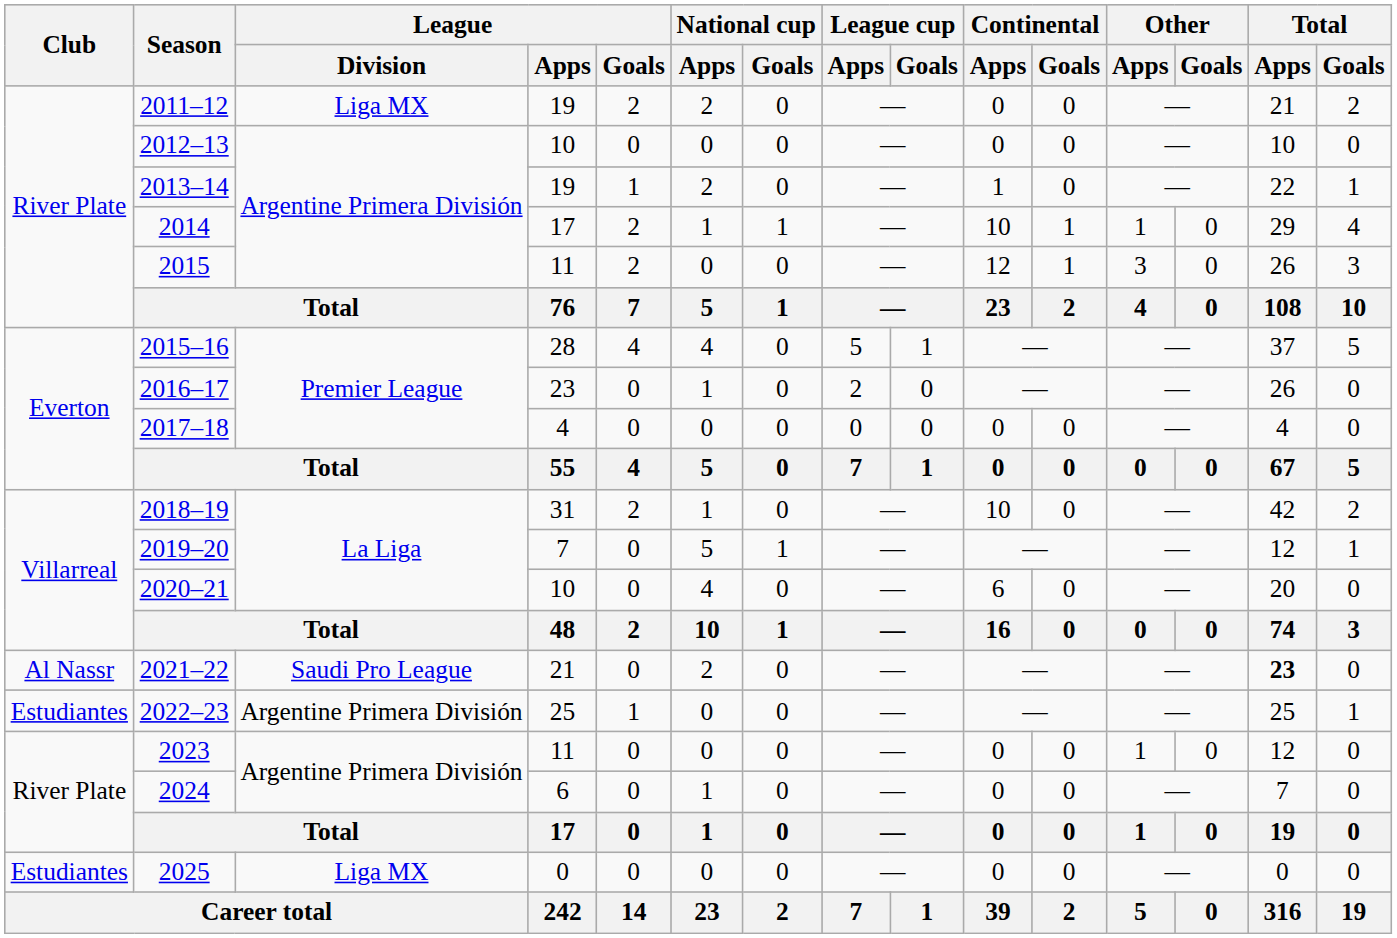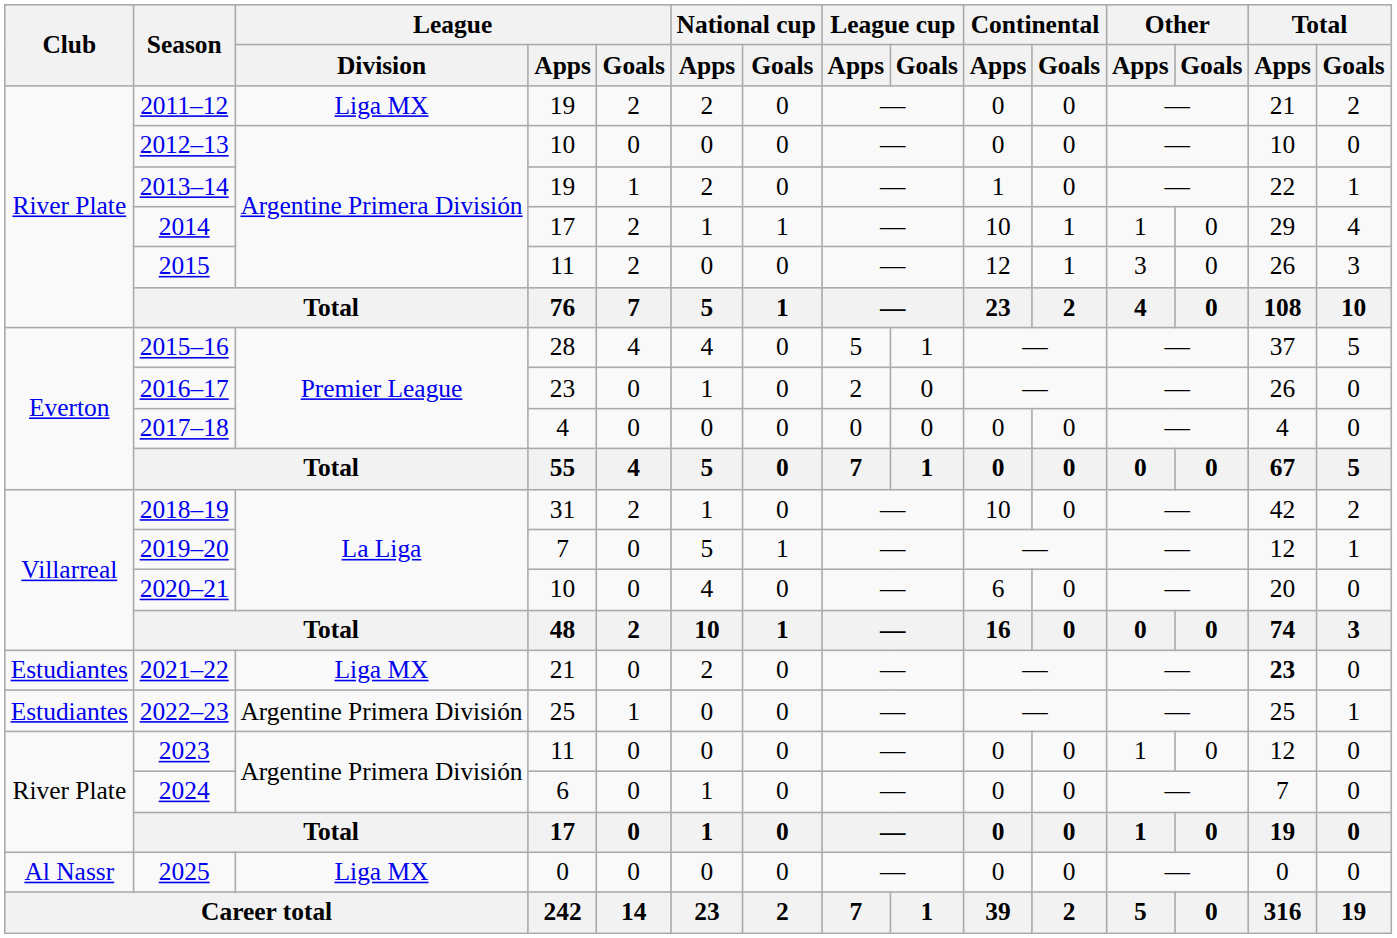(69, 670) Al Nassr -> (69, 670) Estudiantes
(382, 670) Saudi Pro League -> (382, 670) Liga MX
(69, 871) Estudiantes -> (69, 871) Al Nassr
